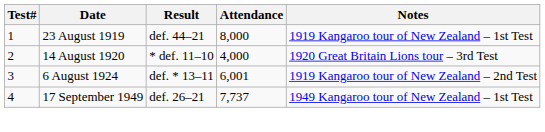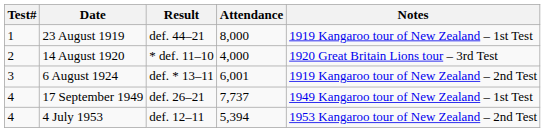+ row: (73, 117)
